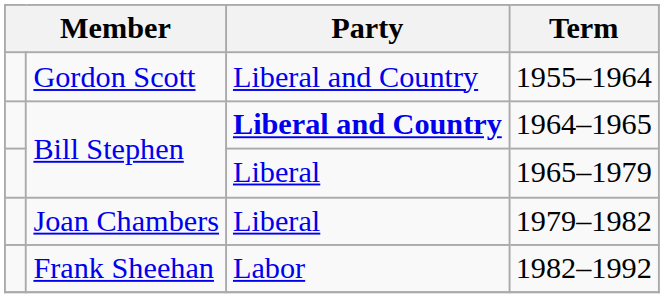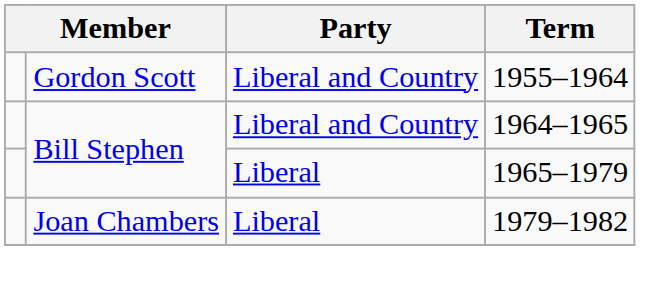(367, 124) bold -> (356, 124) normal
- row: (584, 268)
